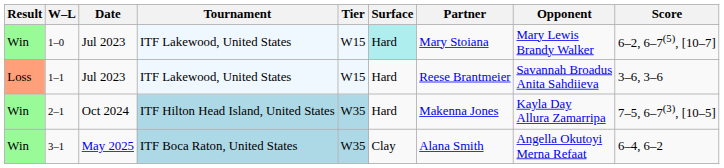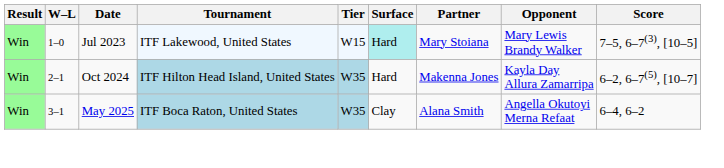(667, 42) 6–2, 6–7(5), [10–7] -> (648, 42) 7–5, 6–7(3), [10–5]
- row: (56, 77)
(667, 111) 7–5, 6–7(3), [10–5] -> (648, 76) 6–2, 6–7(5), [10–7]
